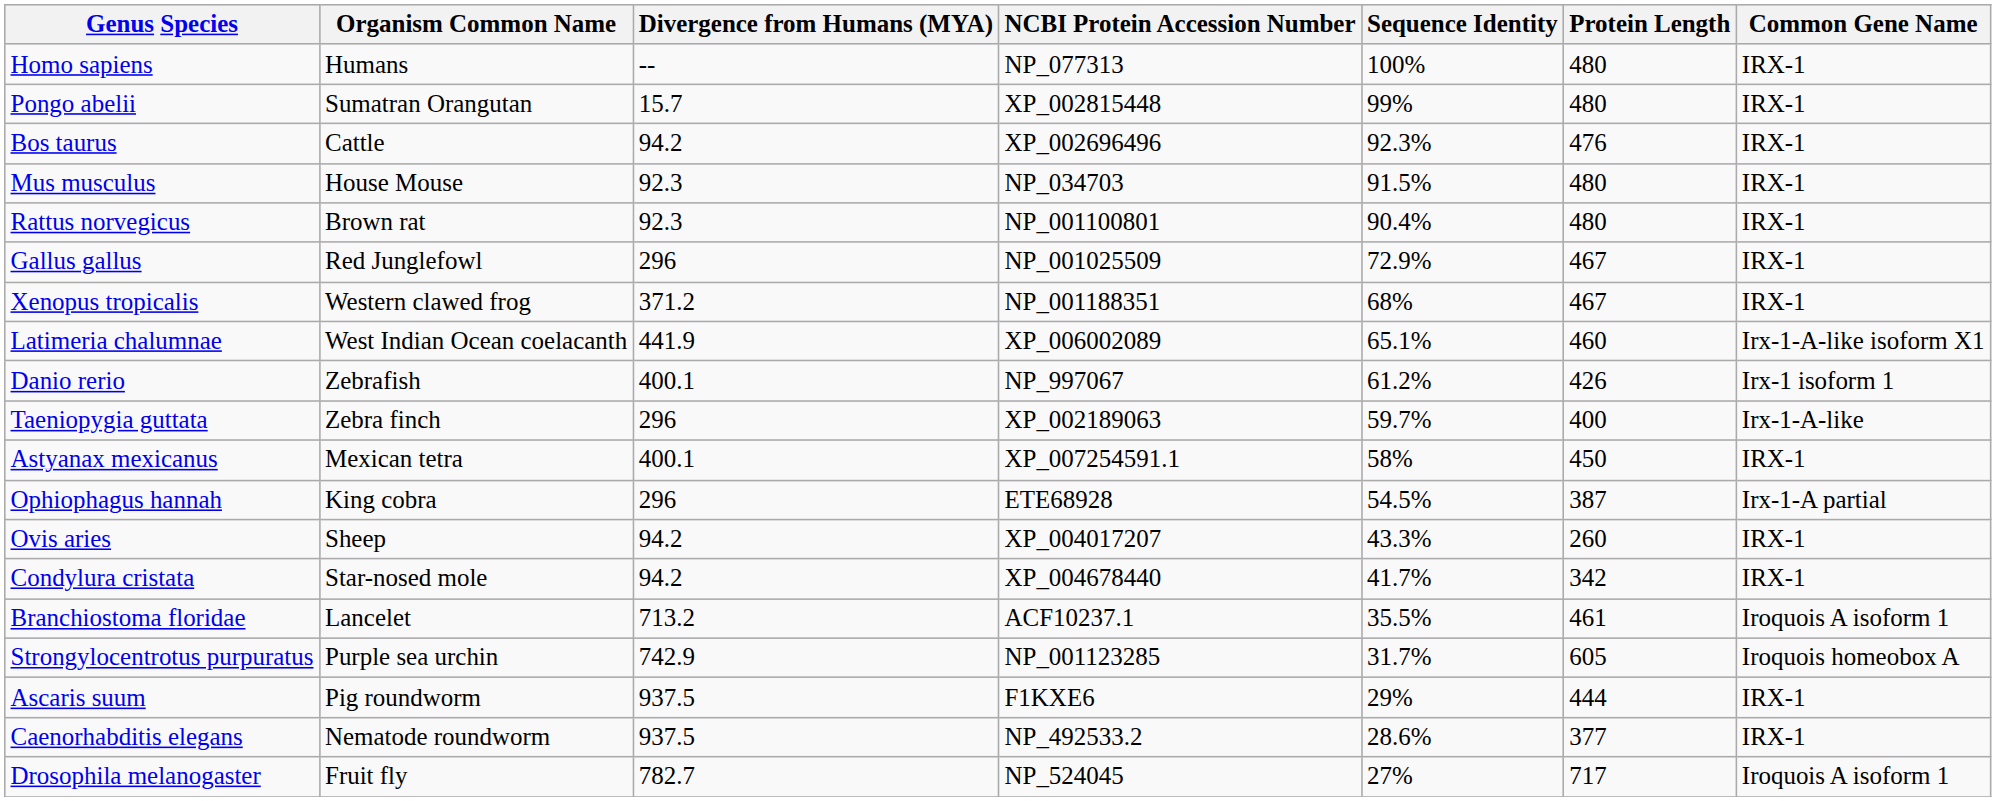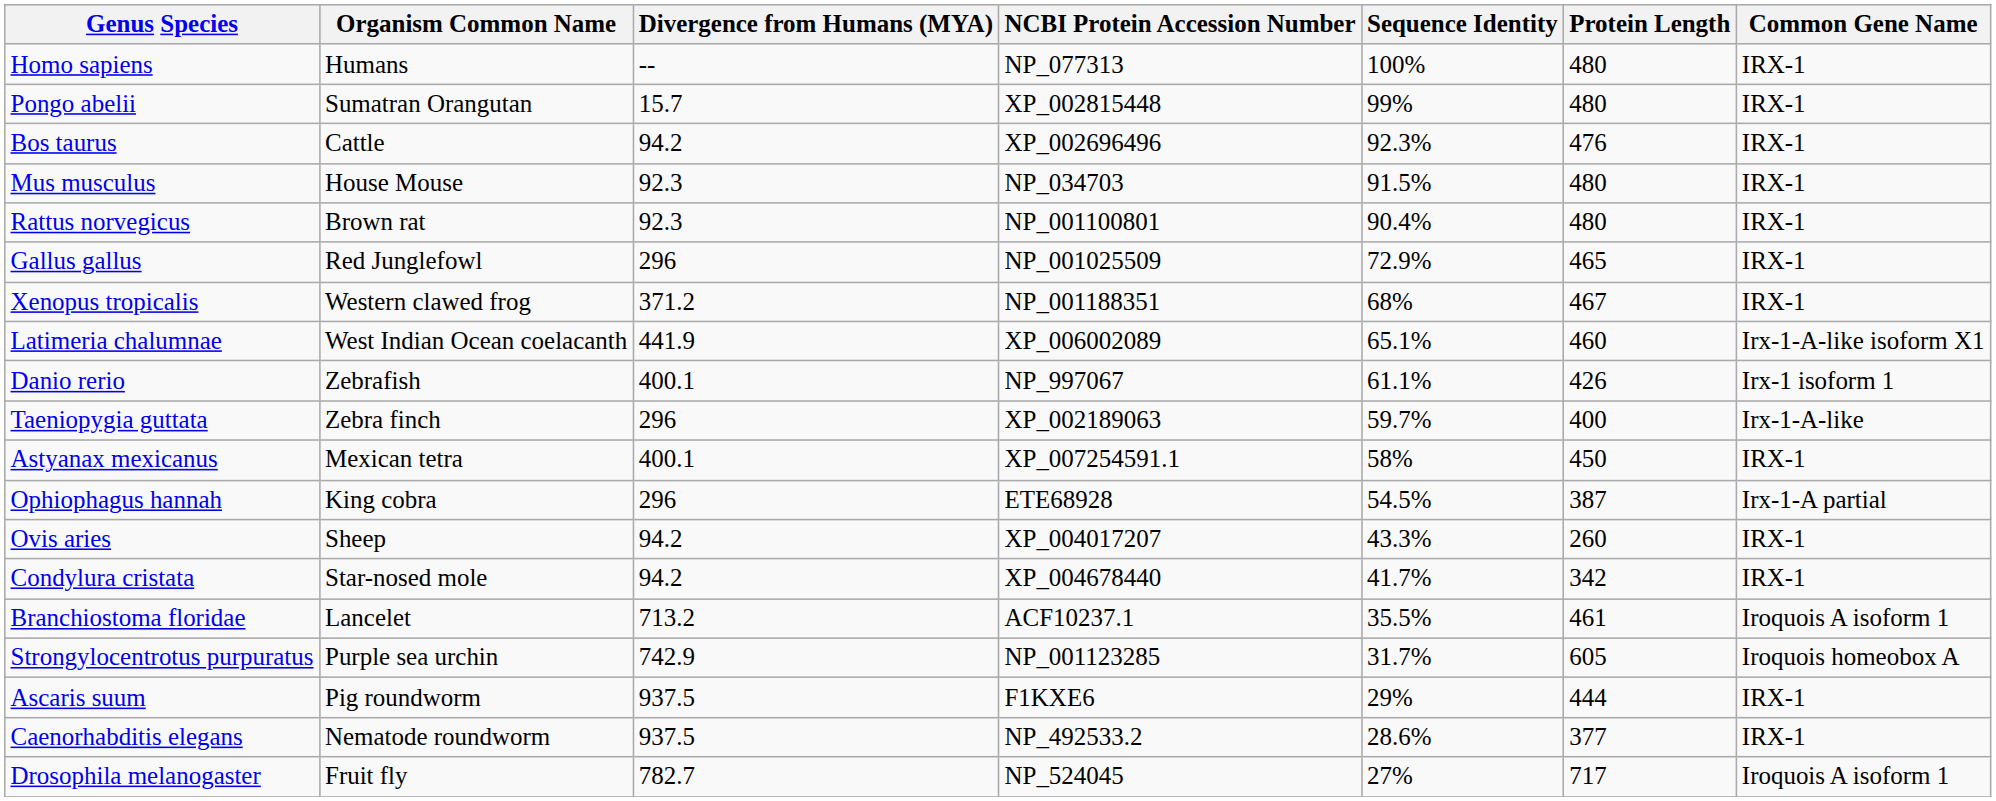(1588, 261) 467 -> (1588, 261) 465
(1399, 380) 61.2% -> (1399, 380) 61.1%
